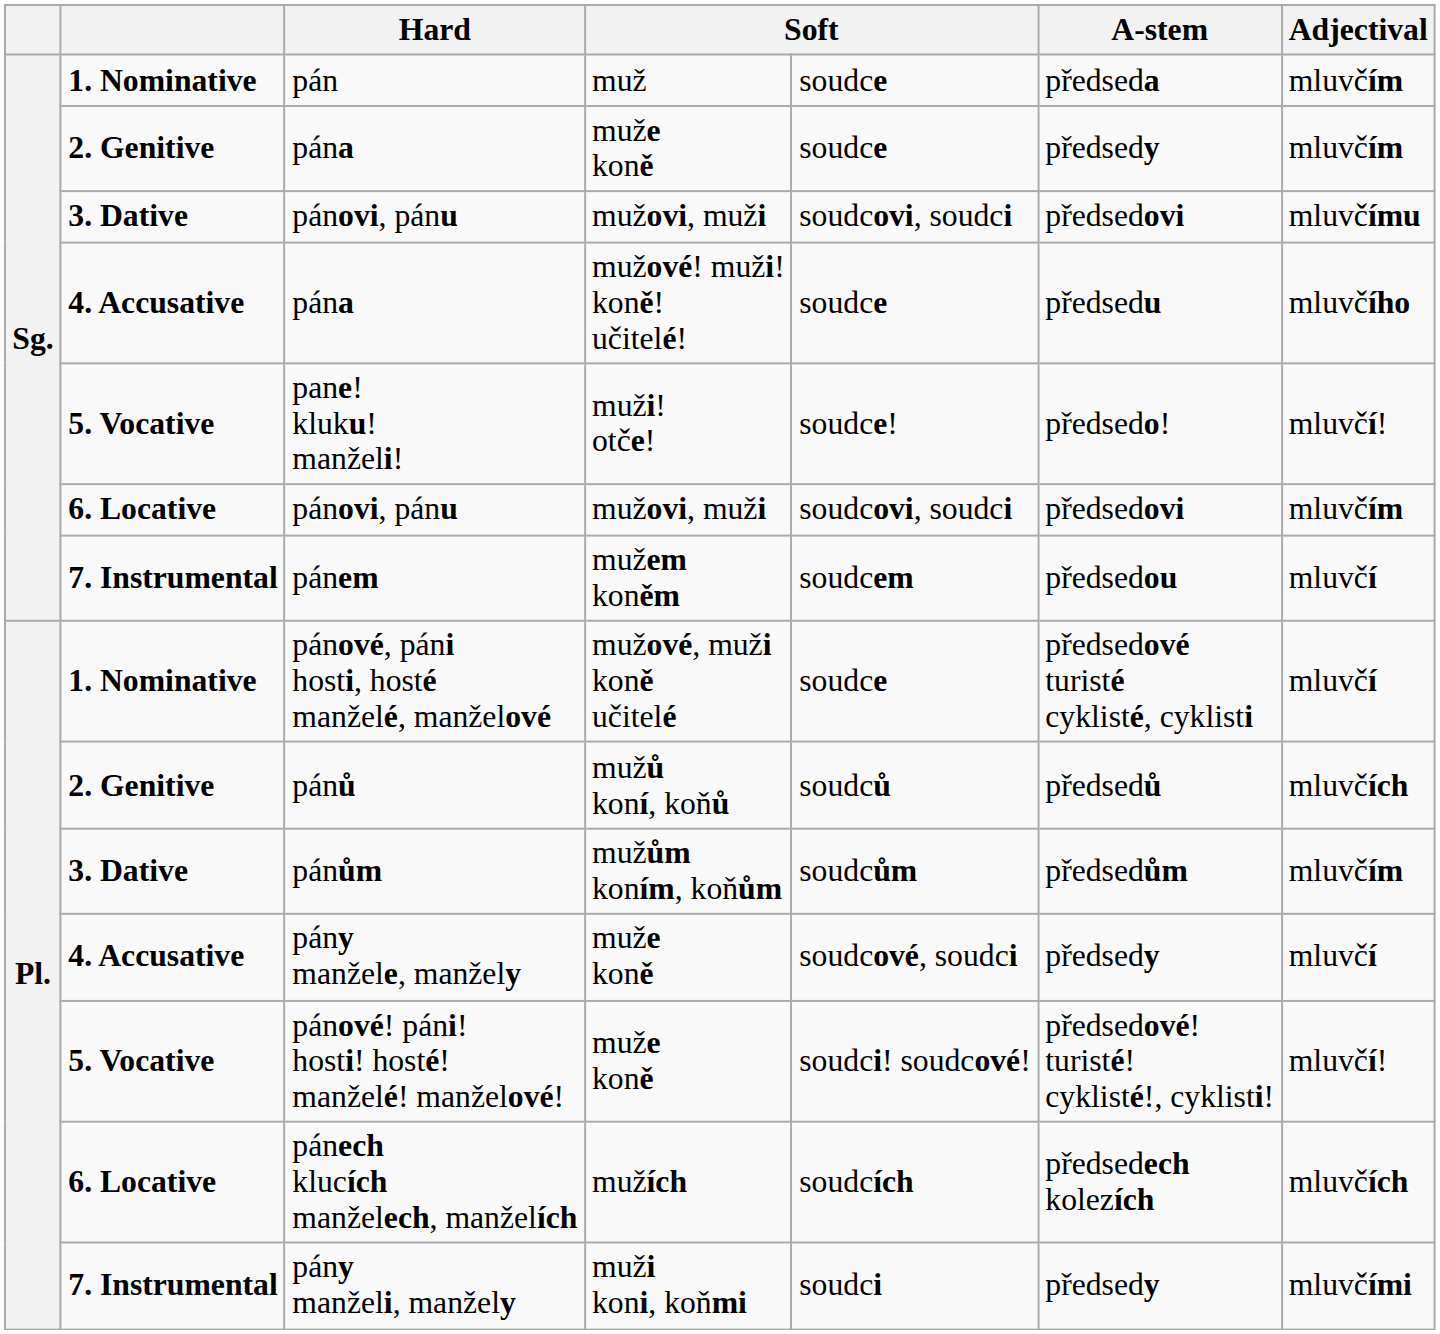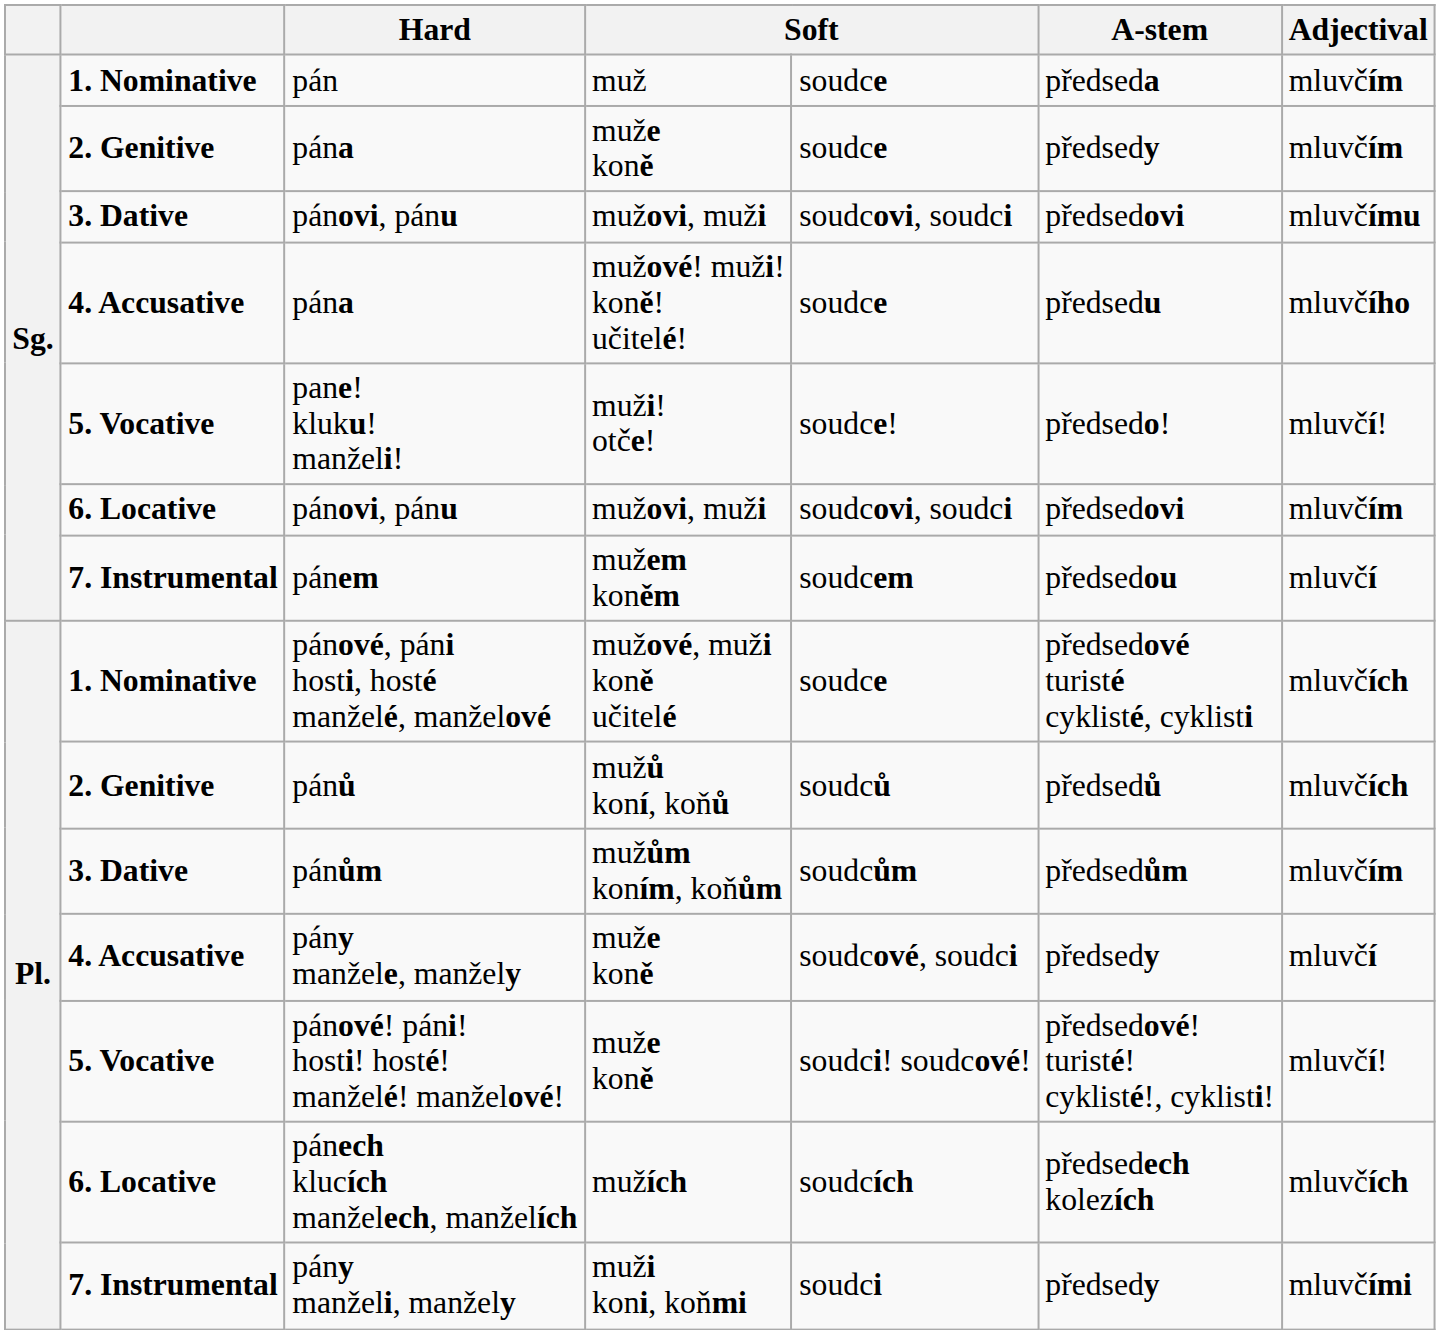(1333, 681) mluvčí -> (1349, 681) mluvčích
